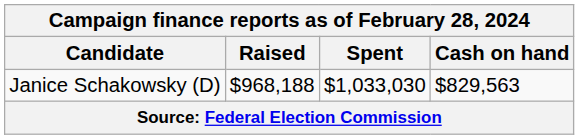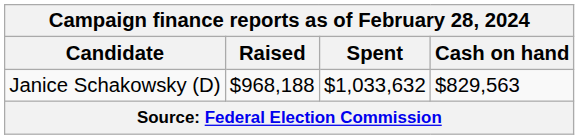(375, 85) $1,033,030 -> (375, 85) $1,033,632
